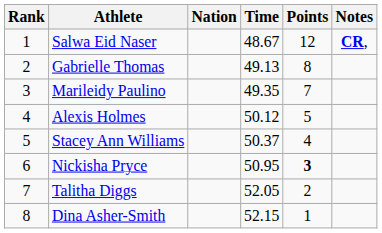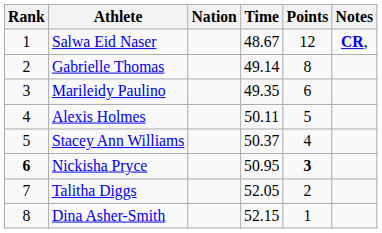(262, 66) 49.13 -> (262, 66) 49.14
(307, 91) 7 -> (307, 91) 6
(262, 116) 50.12 -> (262, 116) 50.11
(26, 166) normal -> (26, 166) bold
